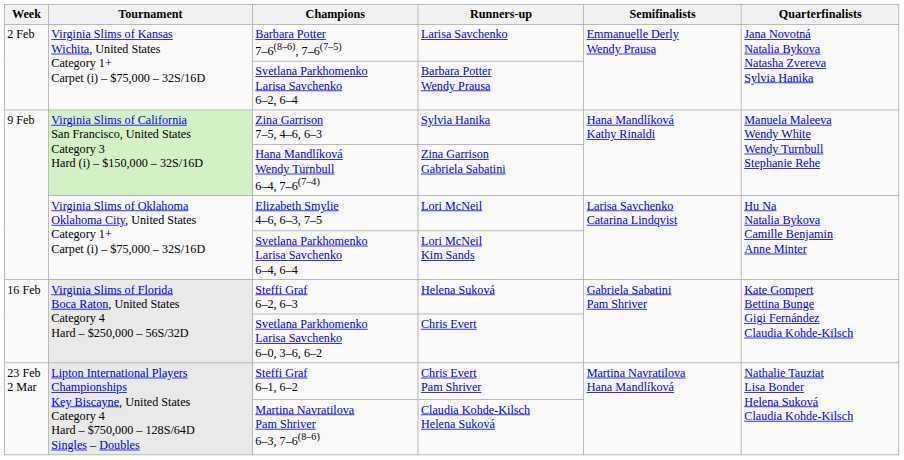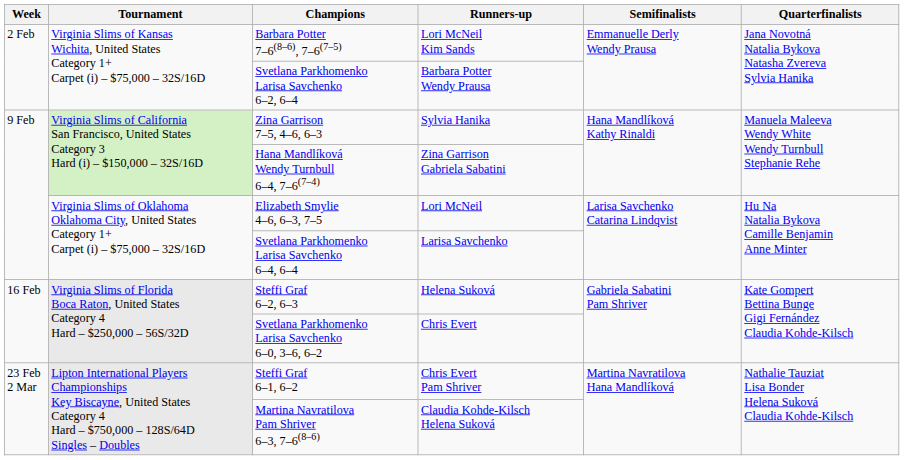(464, 34) Larisa Savchenko -> (452, 41) Lori McNeil Kim Sands
(452, 247) Lori McNeil Kim Sands -> (464, 240) Larisa Savchenko
